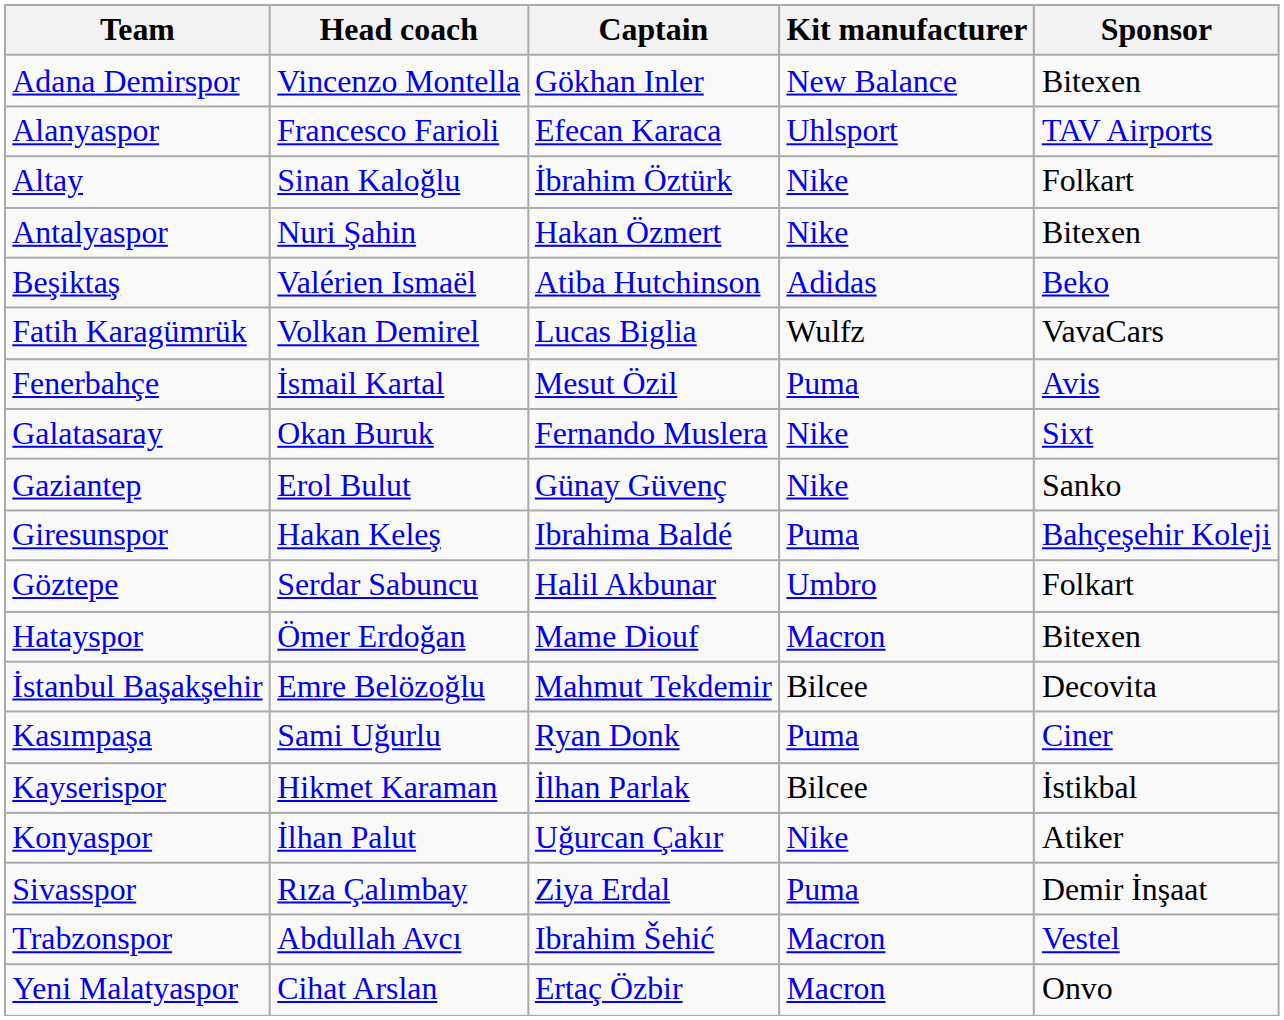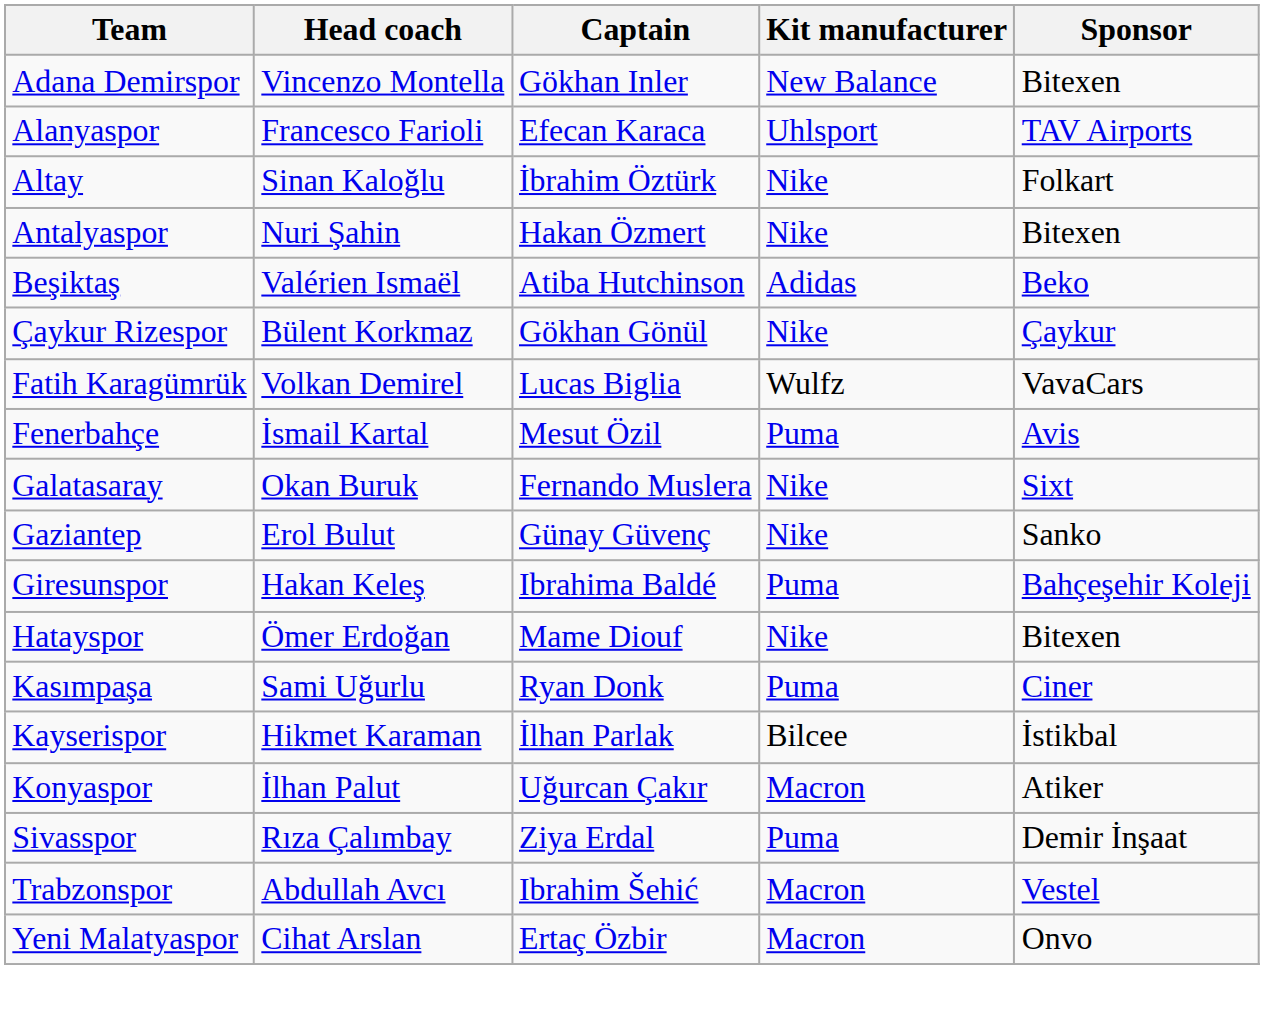+ row: (120, 332)
- row: (65, 585)
(836, 635) Macron -> (797, 635) Nike
- row: (137, 686)
(817, 837) Nike -> (816, 787) Macron
